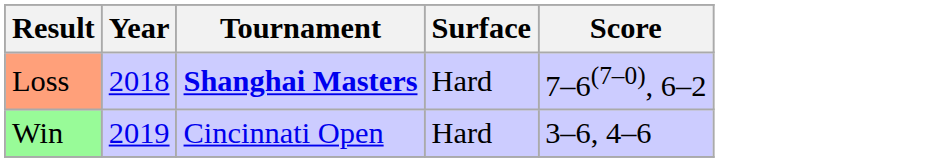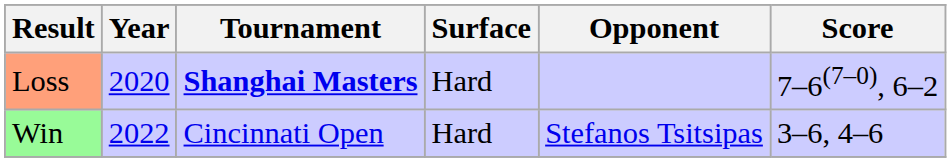+ column: (654, 28)
(139, 80) 2018 -> (139, 80) 2020
(139, 133) 2019 -> (139, 133) 2022
